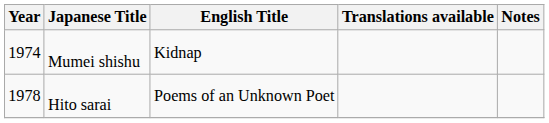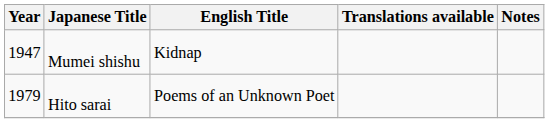(24, 52) 1974 -> (24, 52) 1947
(24, 95) 1978 -> (24, 95) 1979
